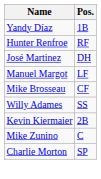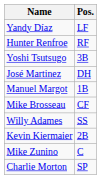(83, 27) 1B -> (83, 27) LF
+ row: (36, 58)
(83, 74) LF -> (83, 89) 1B
